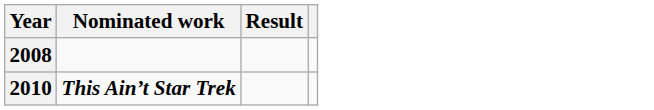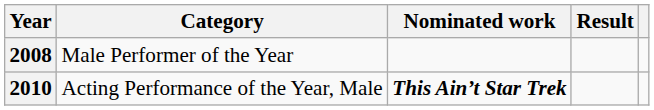+ column: (222, 21)
